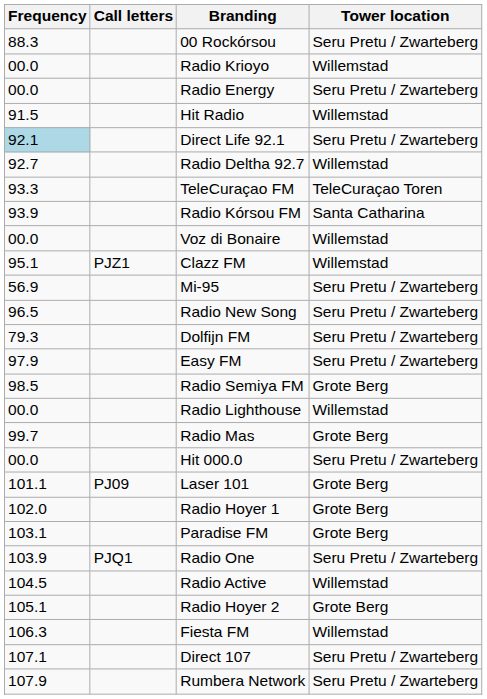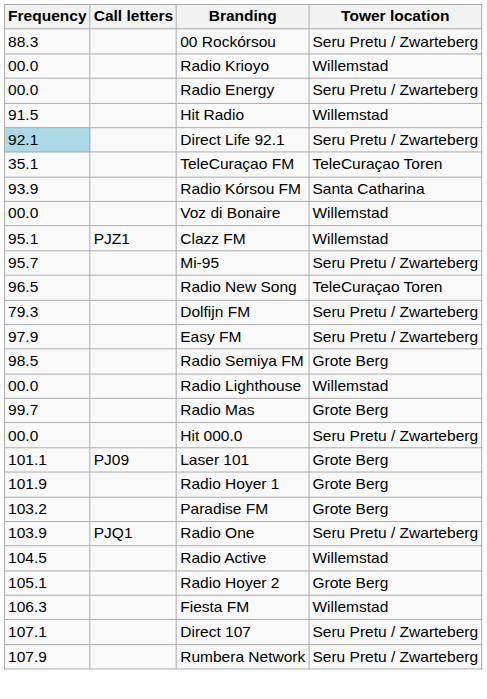- row: (242, 164)
(23, 189) 93.3 -> (23, 164) 35.1
(23, 287) 56.9 -> (23, 262) 95.7
(395, 312) Seru Pretu / Zwarteberg -> (377, 287) TeleCuraçao Toren
(27, 509) 102.0 -> (27, 484) 101.9
(27, 533) 103.1 -> (27, 509) 103.2
